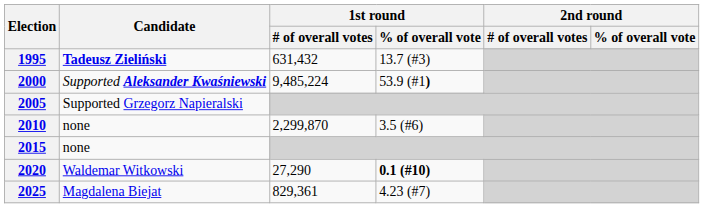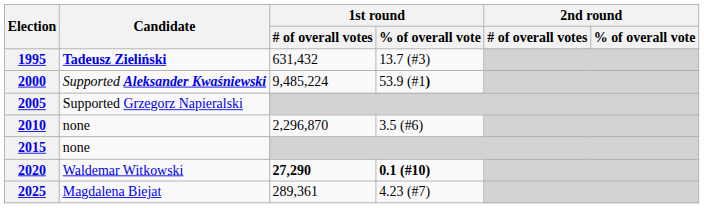(300, 125) 2,299,870 -> (300, 125) 2,296,870
(292, 170) normal -> (292, 170) bold
(295, 192) 829,361 -> (295, 192) 289,361
